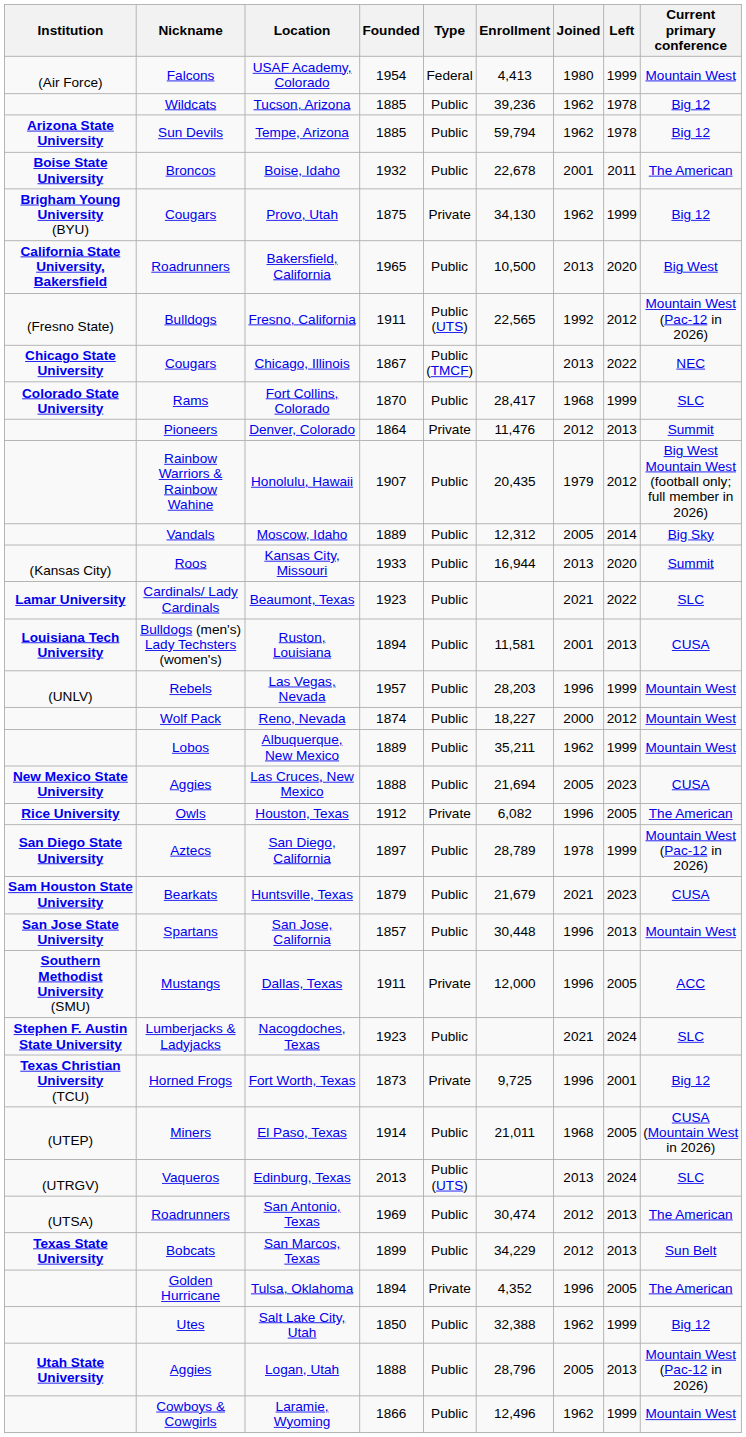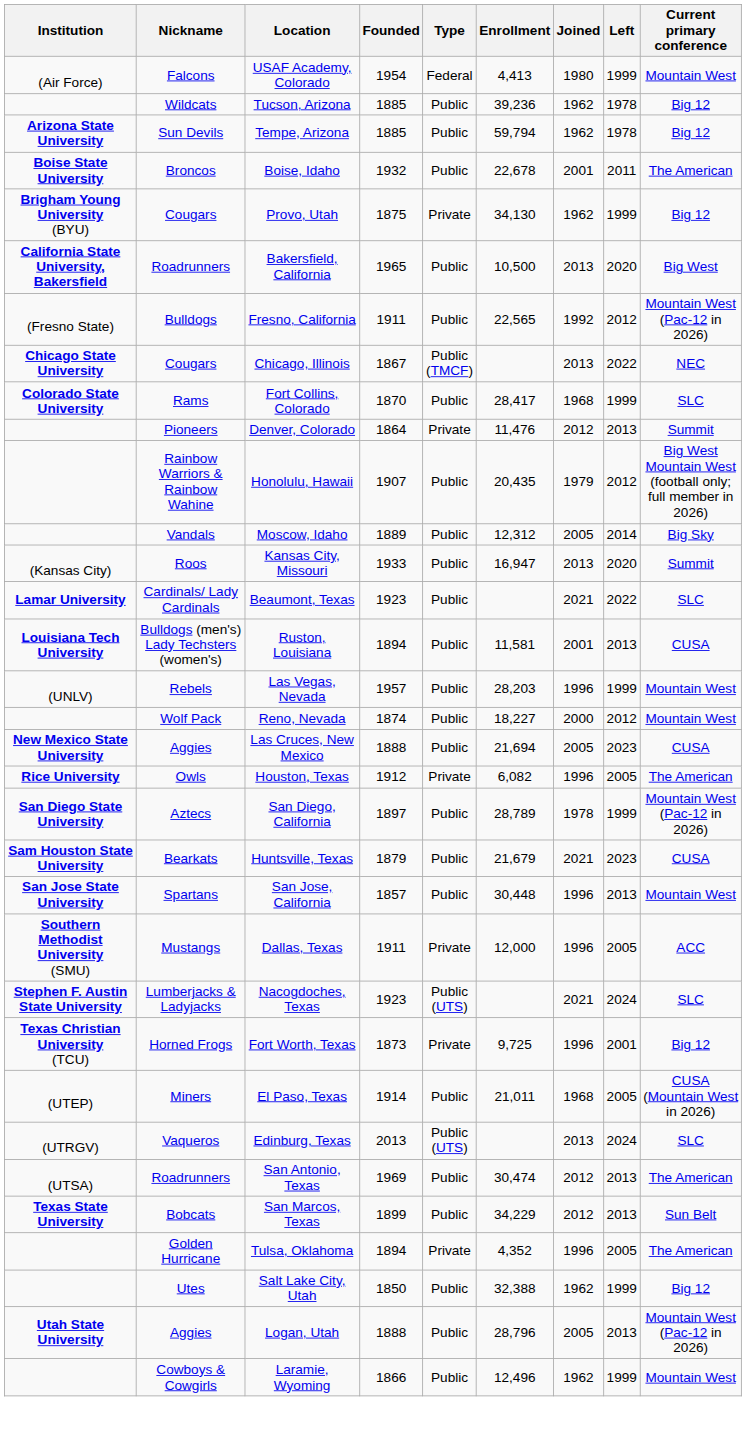(450, 319) Public (UTS) -> (450, 319) Public
(515, 563) 16,944 -> (515, 563) 16,947
- row: (302, 747)
(450, 1036) Public -> (450, 999) Public (UTS)
